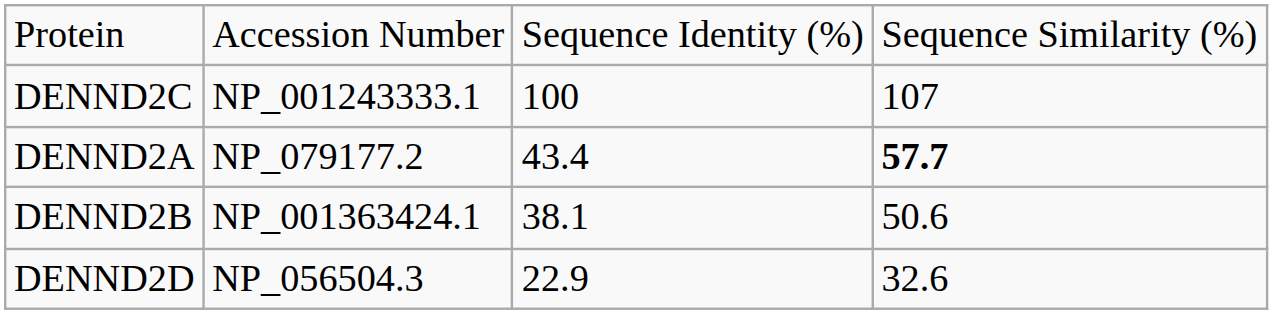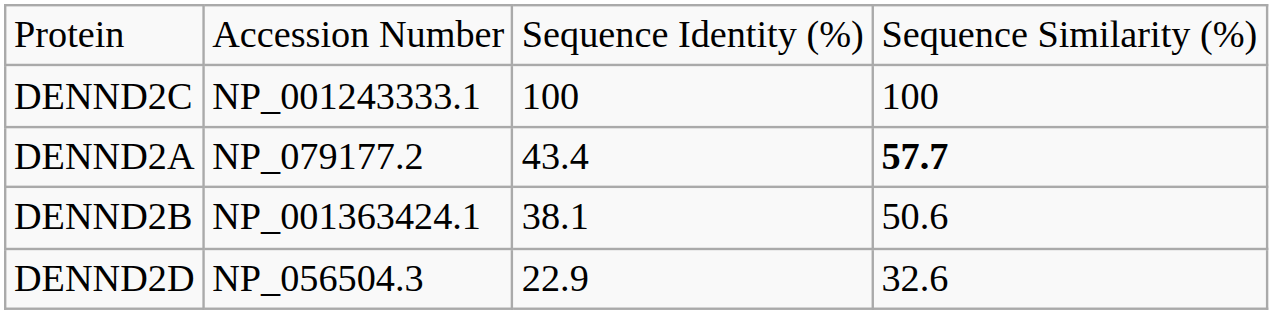(910, 95) 107 -> (910, 95) 100
